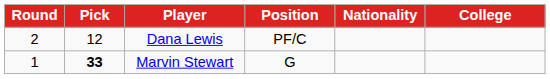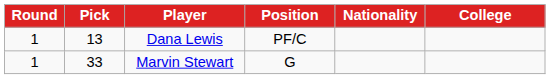(34, 39) 2 -> (34, 39) 1
(95, 39) 12 -> (95, 39) 13
(95, 62) bold -> (95, 62) normal
